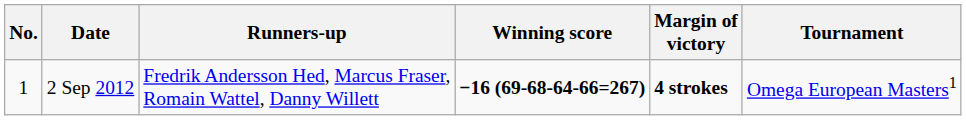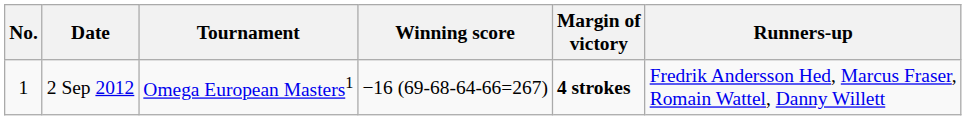columns swapped: (852, 32) <-> (297, 32)
(552, 87) bold -> (455, 87) normal
